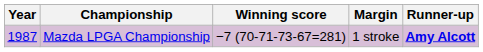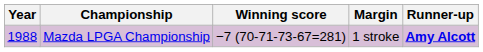(22, 36) 1987 -> (22, 36) 1988
